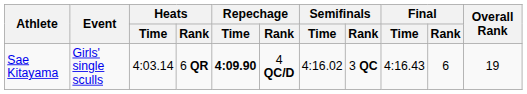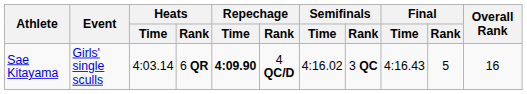(446, 67) 6 -> (446, 67) 5
(493, 67) 19 -> (493, 67) 16
